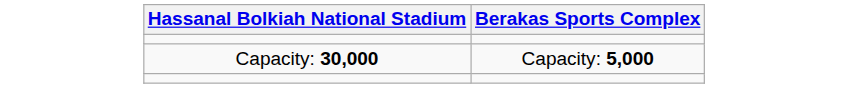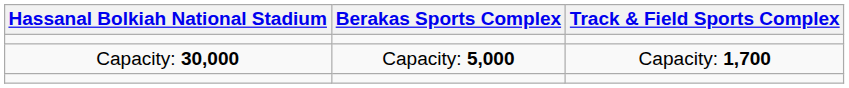+ column: (705, 19)
